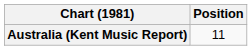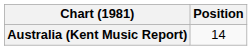(218, 34) 11 -> (218, 34) 14
